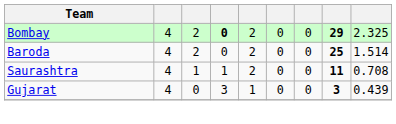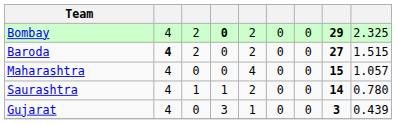(168, 52) normal -> (168, 52) bold
(336, 52) 25 -> (336, 52) 27
(371, 52) 1.514 -> (371, 52) 1.515
+ row: (46, 71)
(336, 71) 11 -> (336, 90) 14
(371, 71) 0.708 -> (371, 90) 0.780
